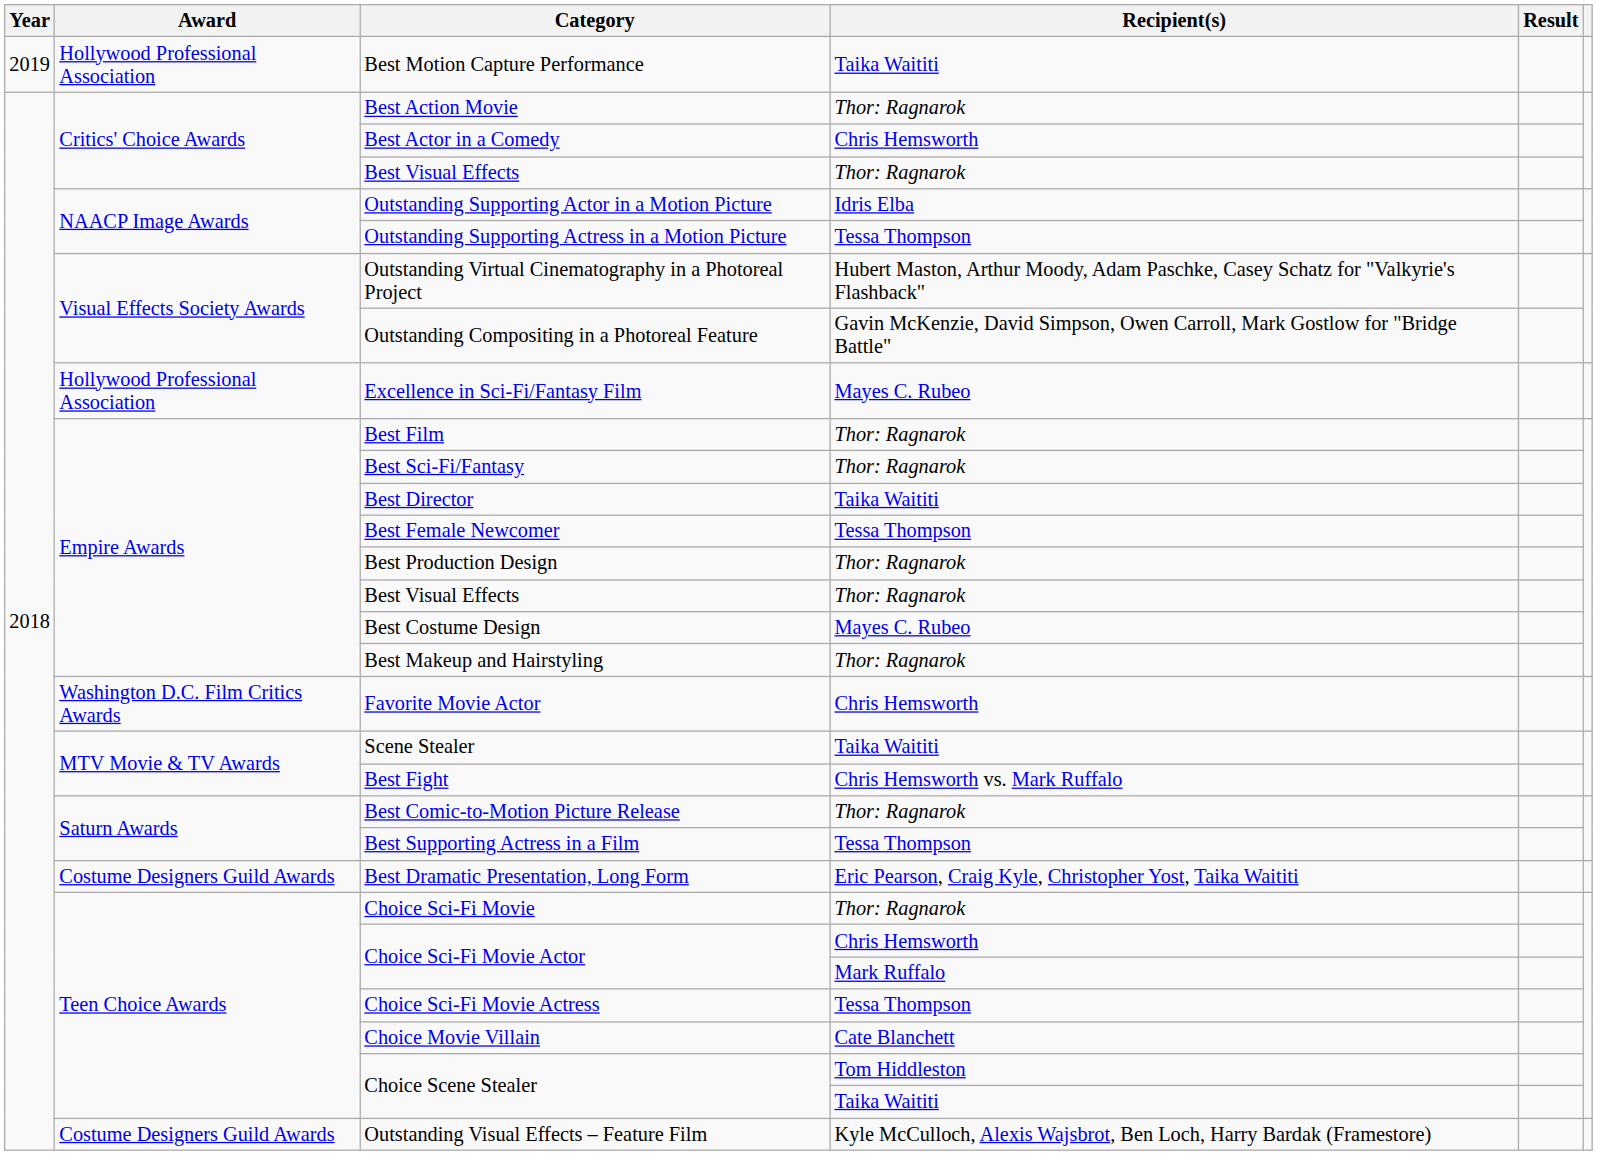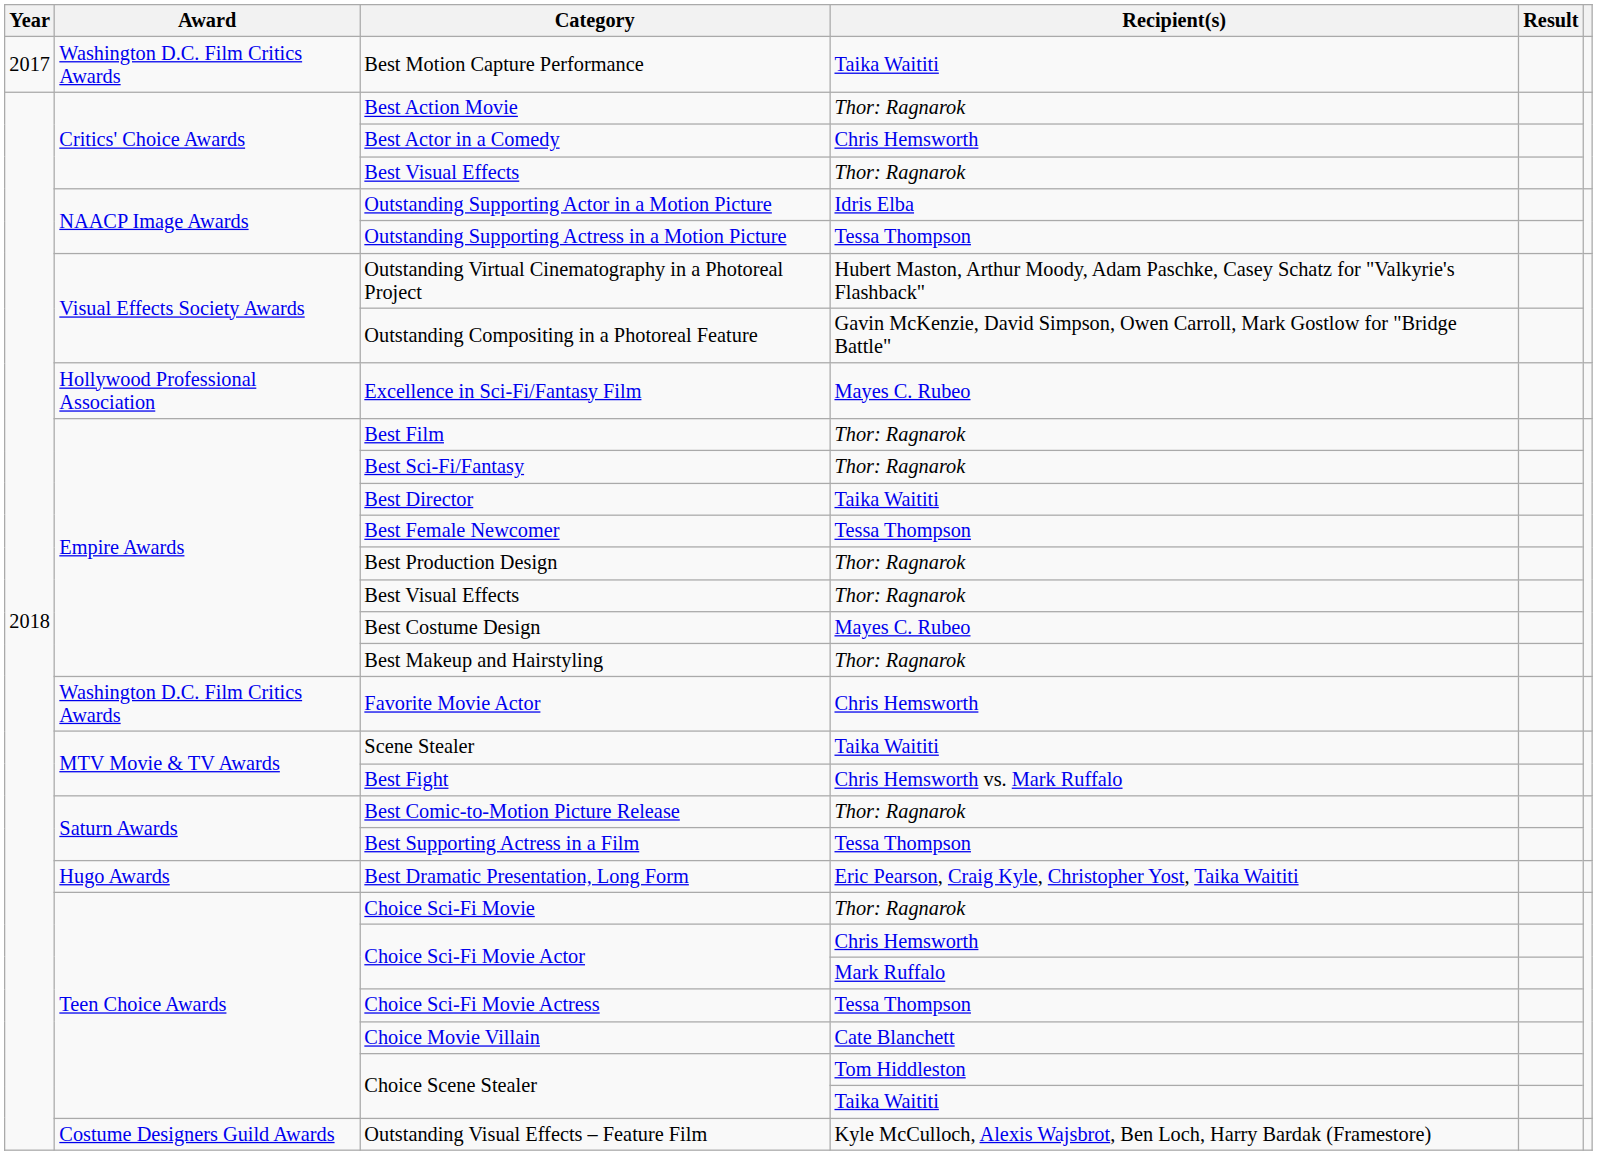(30, 64) 2019 -> (30, 64) 2017
(158, 64) Hollywood Professional Association -> (181, 64) Washington D.C. Film Critics Awards
(197, 876) Costume Designers Guild Awards -> (115, 876) Hugo Awards
